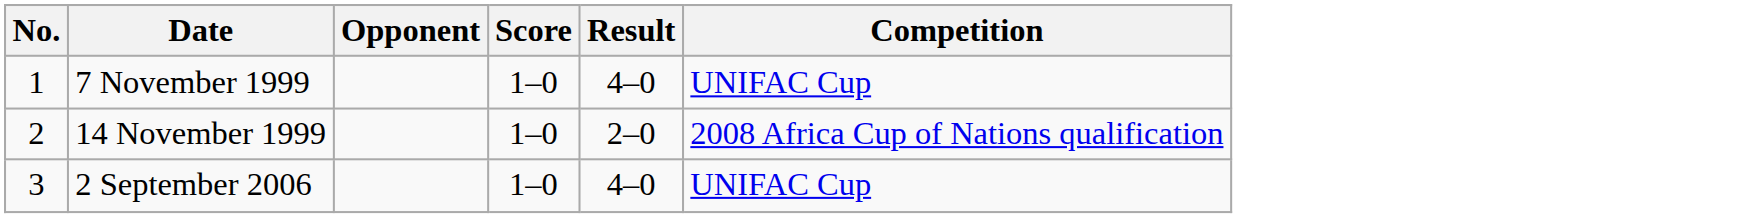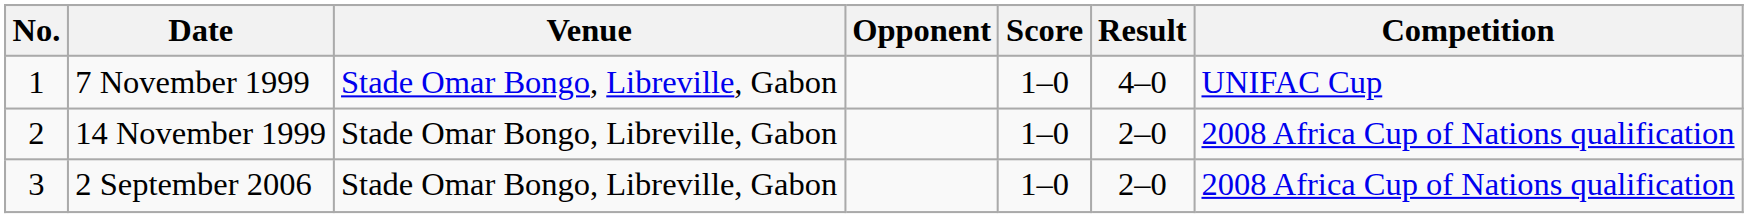+ column: (589, 30)
(631, 184) 4–0 -> (1142, 184) 2–0
(781, 184) UNIFAC Cup -> (1468, 184) 2008 Africa Cup of Nations qualification
